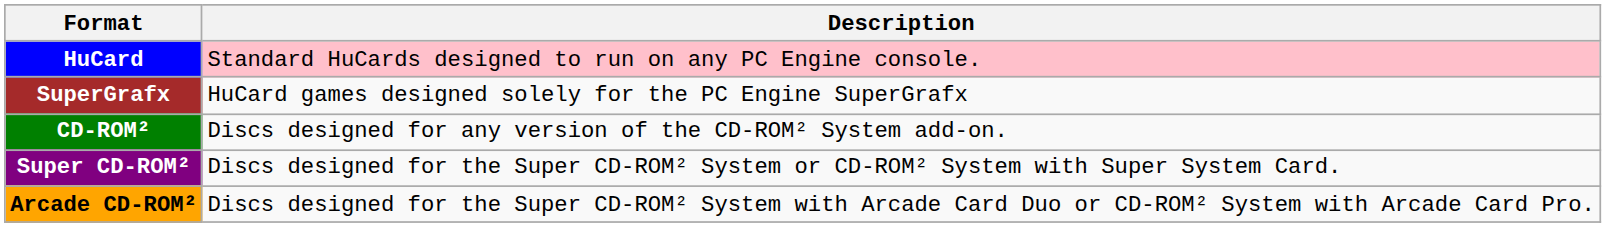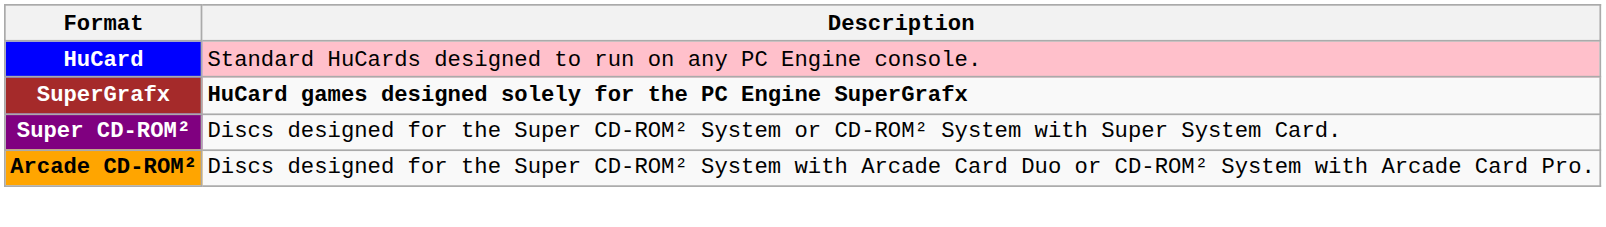(588, 95) normal -> (588, 95) bold
- row: (104, 132)
